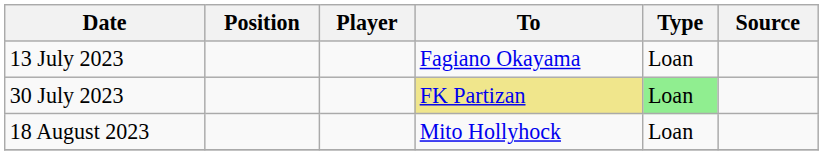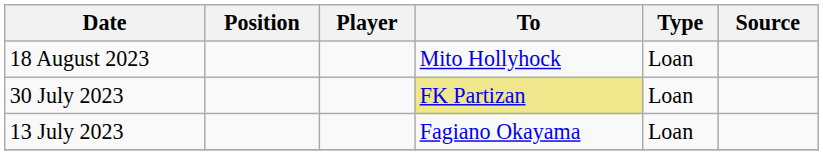rows swapped: (67, 59) <-> (80, 131)
(671, 95) lightgreen background -> (671, 95) no background
